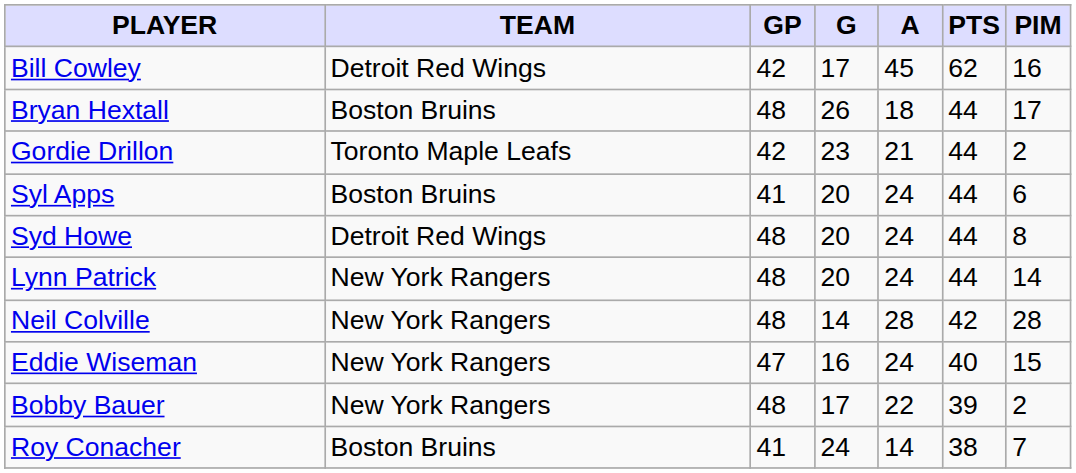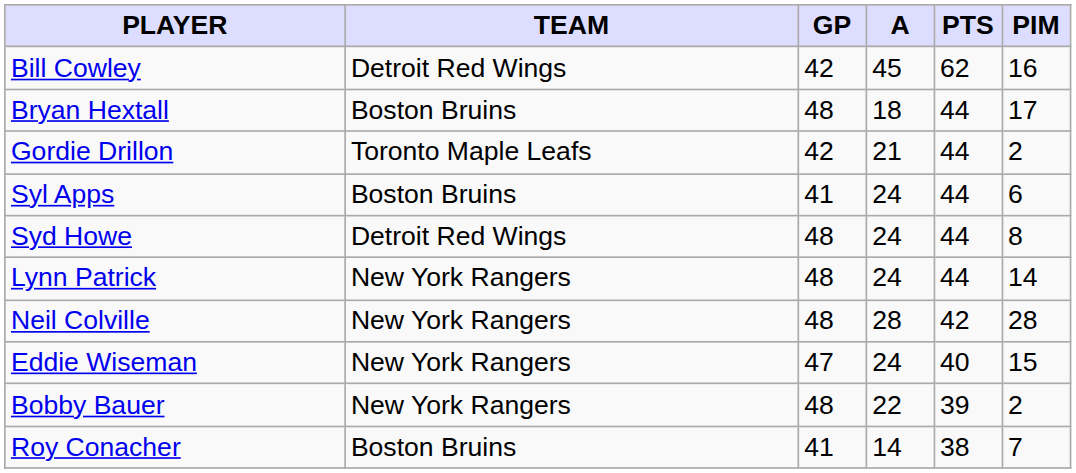- column: (846, 25)
